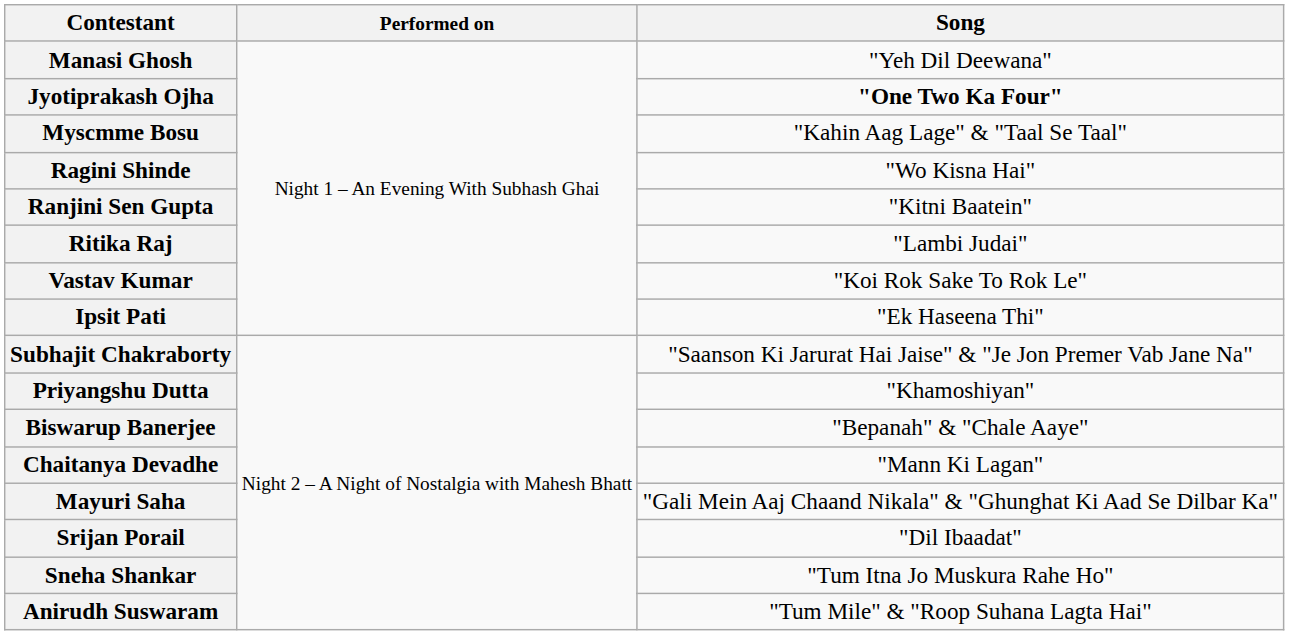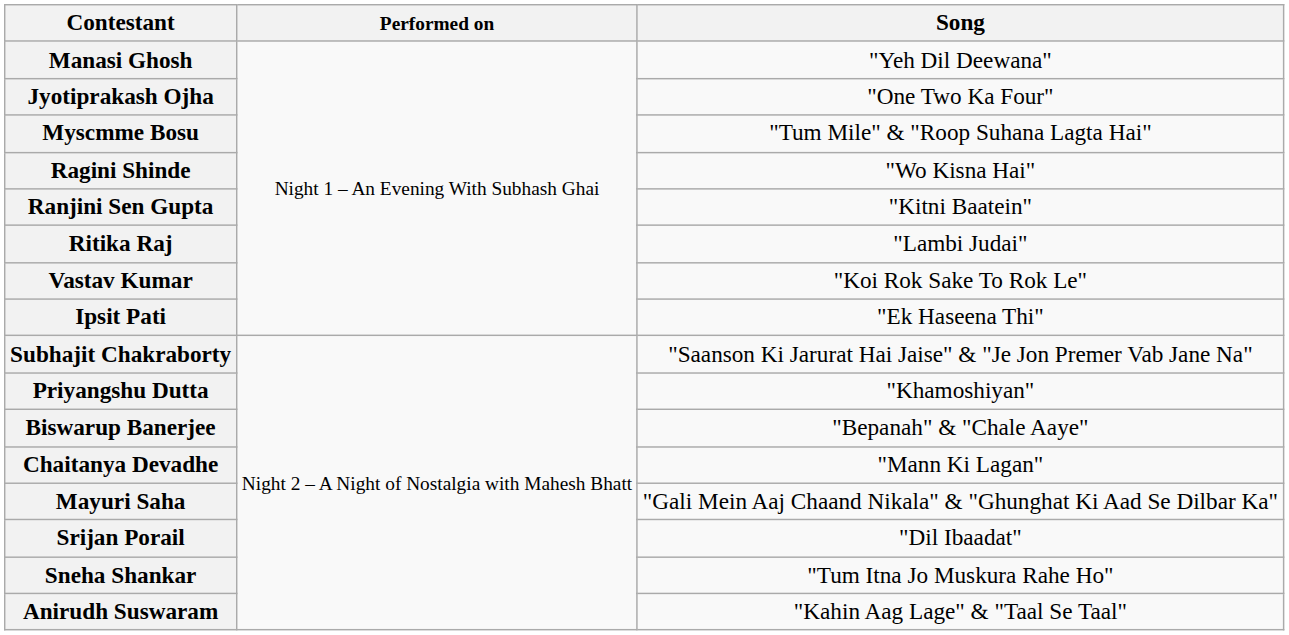(960, 96) bold -> (960, 96) normal
(960, 133) "Kahin Aag Lage" & "Taal Se Taal" -> (960, 133) "Tum Mile" & "Roop Suhana Lagta Hai"
(960, 611) "Tum Mile" & "Roop Suhana Lagta Hai" -> (960, 611) "Kahin Aag Lage" & "Taal Se Taal"
